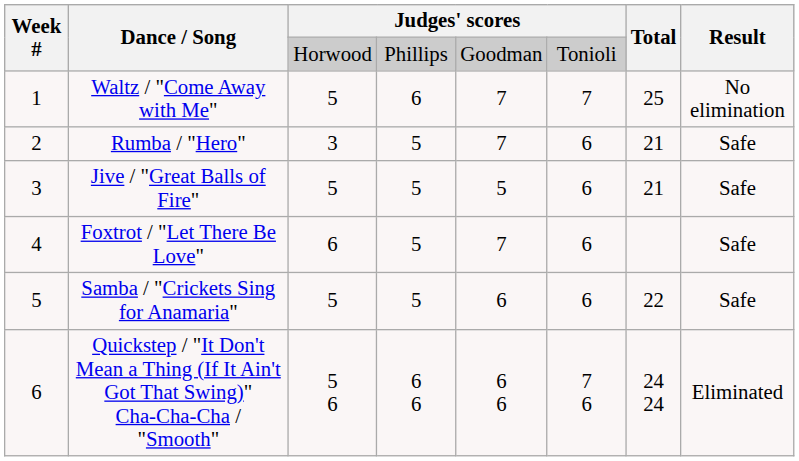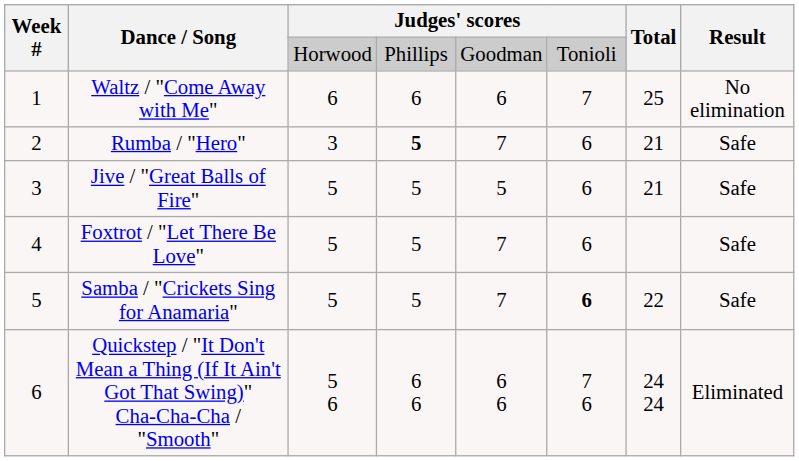(333, 98) 5 -> (333, 98) 6
(501, 98) 7 -> (501, 98) 6
(416, 143) normal -> (416, 143) bold
(333, 244) 6 -> (333, 244) 5
(501, 300) 6 -> (501, 300) 7
(587, 300) normal -> (587, 300) bold
